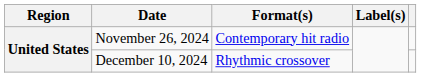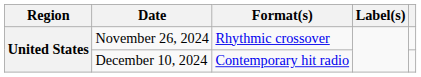(282, 38) Contemporary hit radio -> (273, 38) Rhythmic crossover
(273, 60) Rhythmic crossover -> (282, 60) Contemporary hit radio
